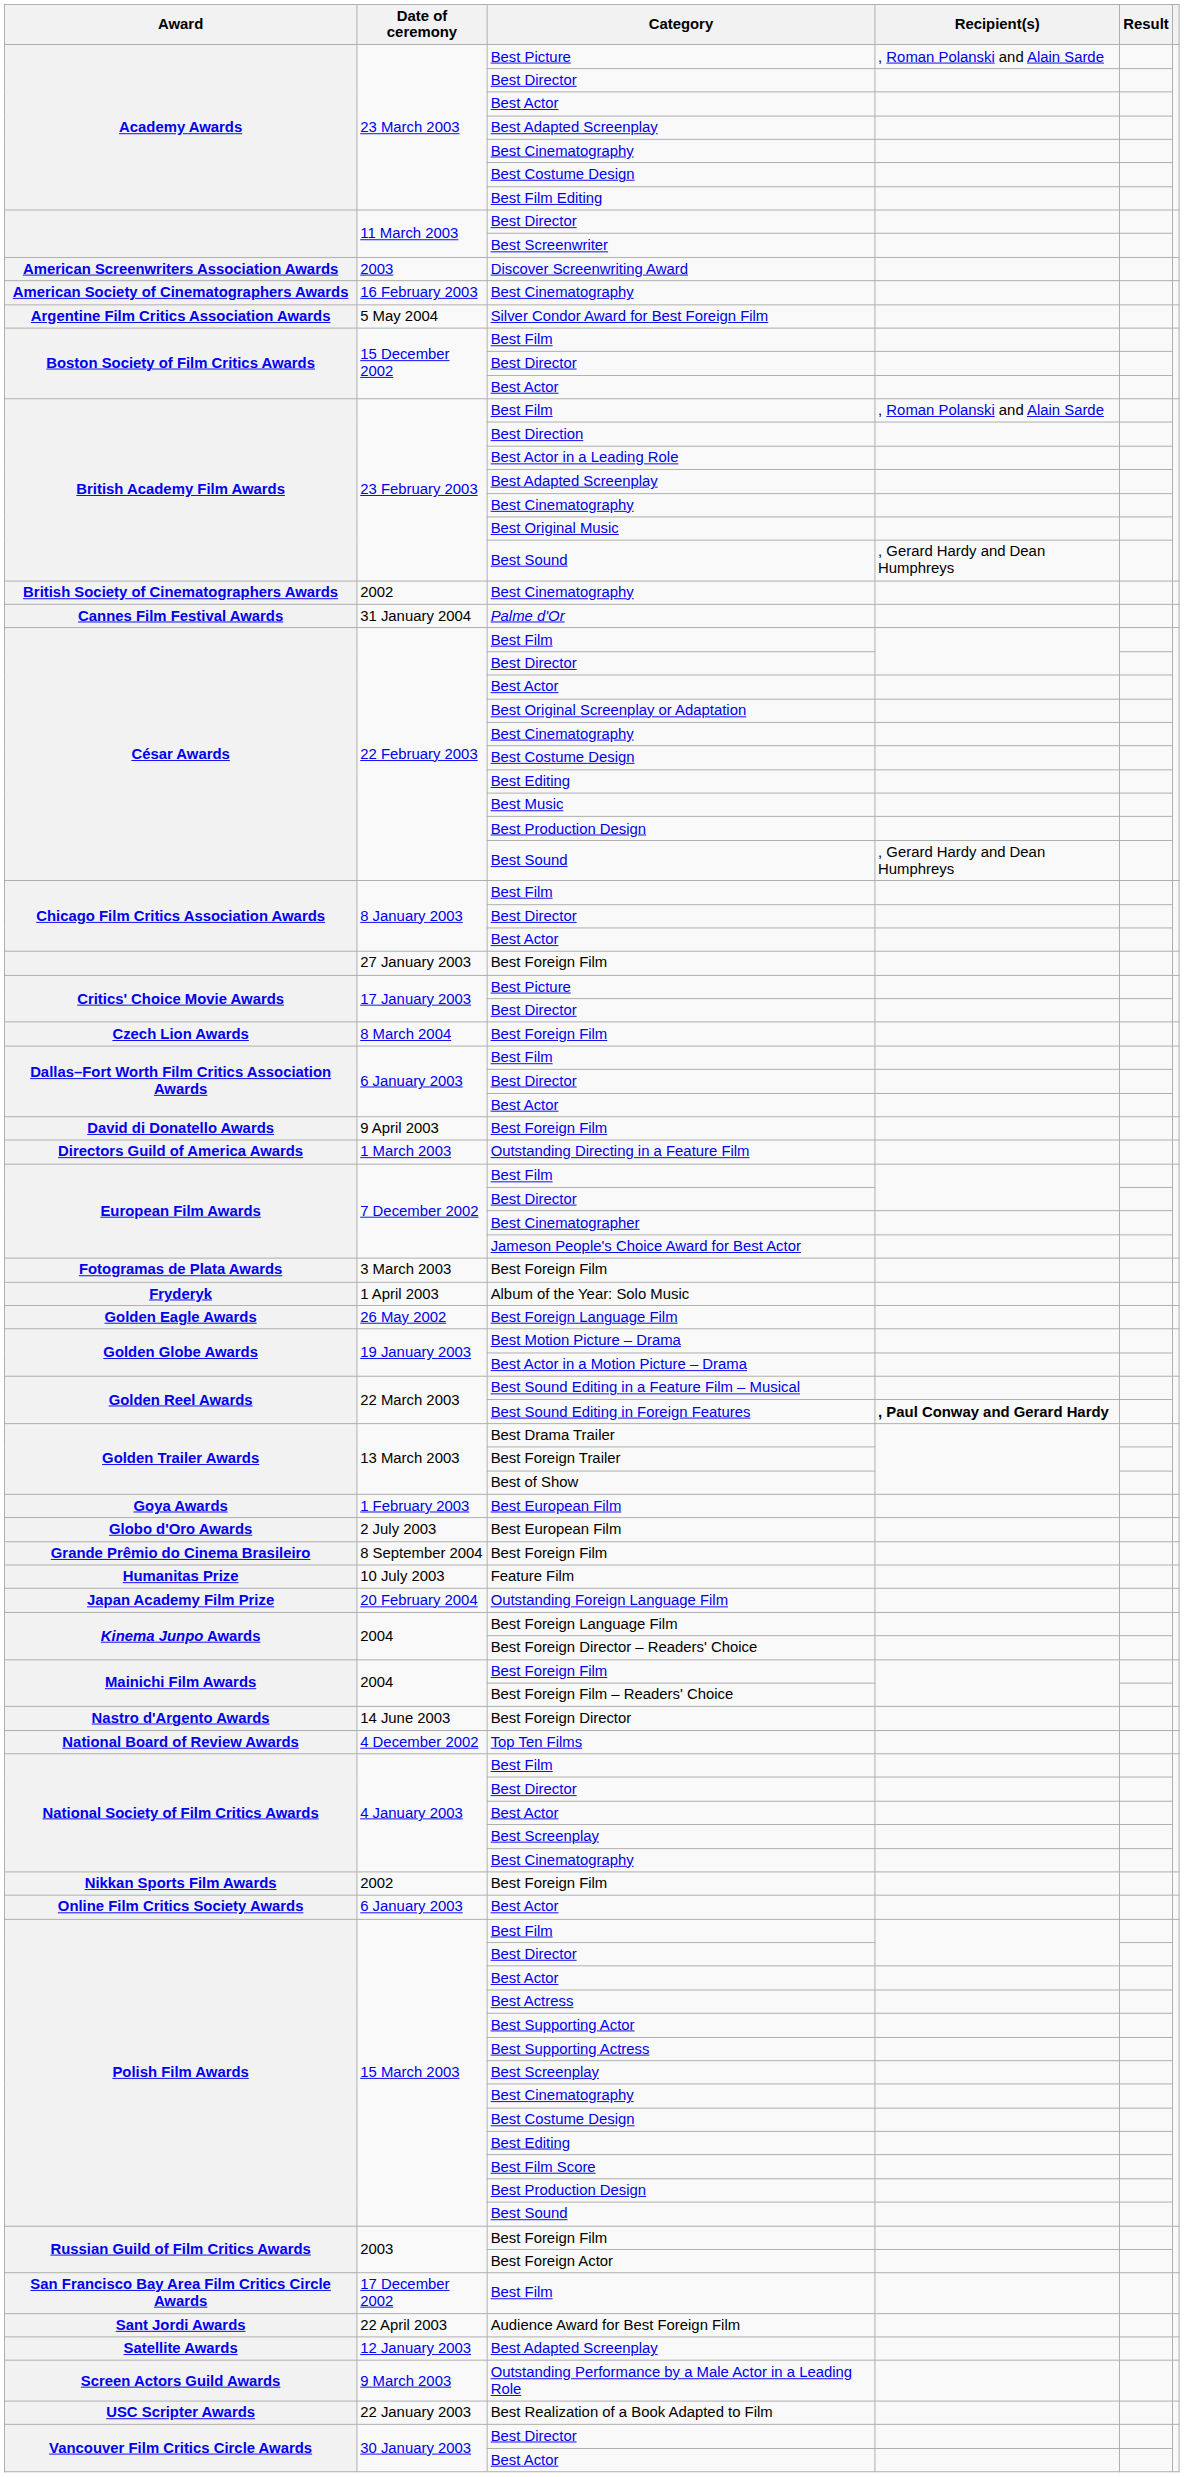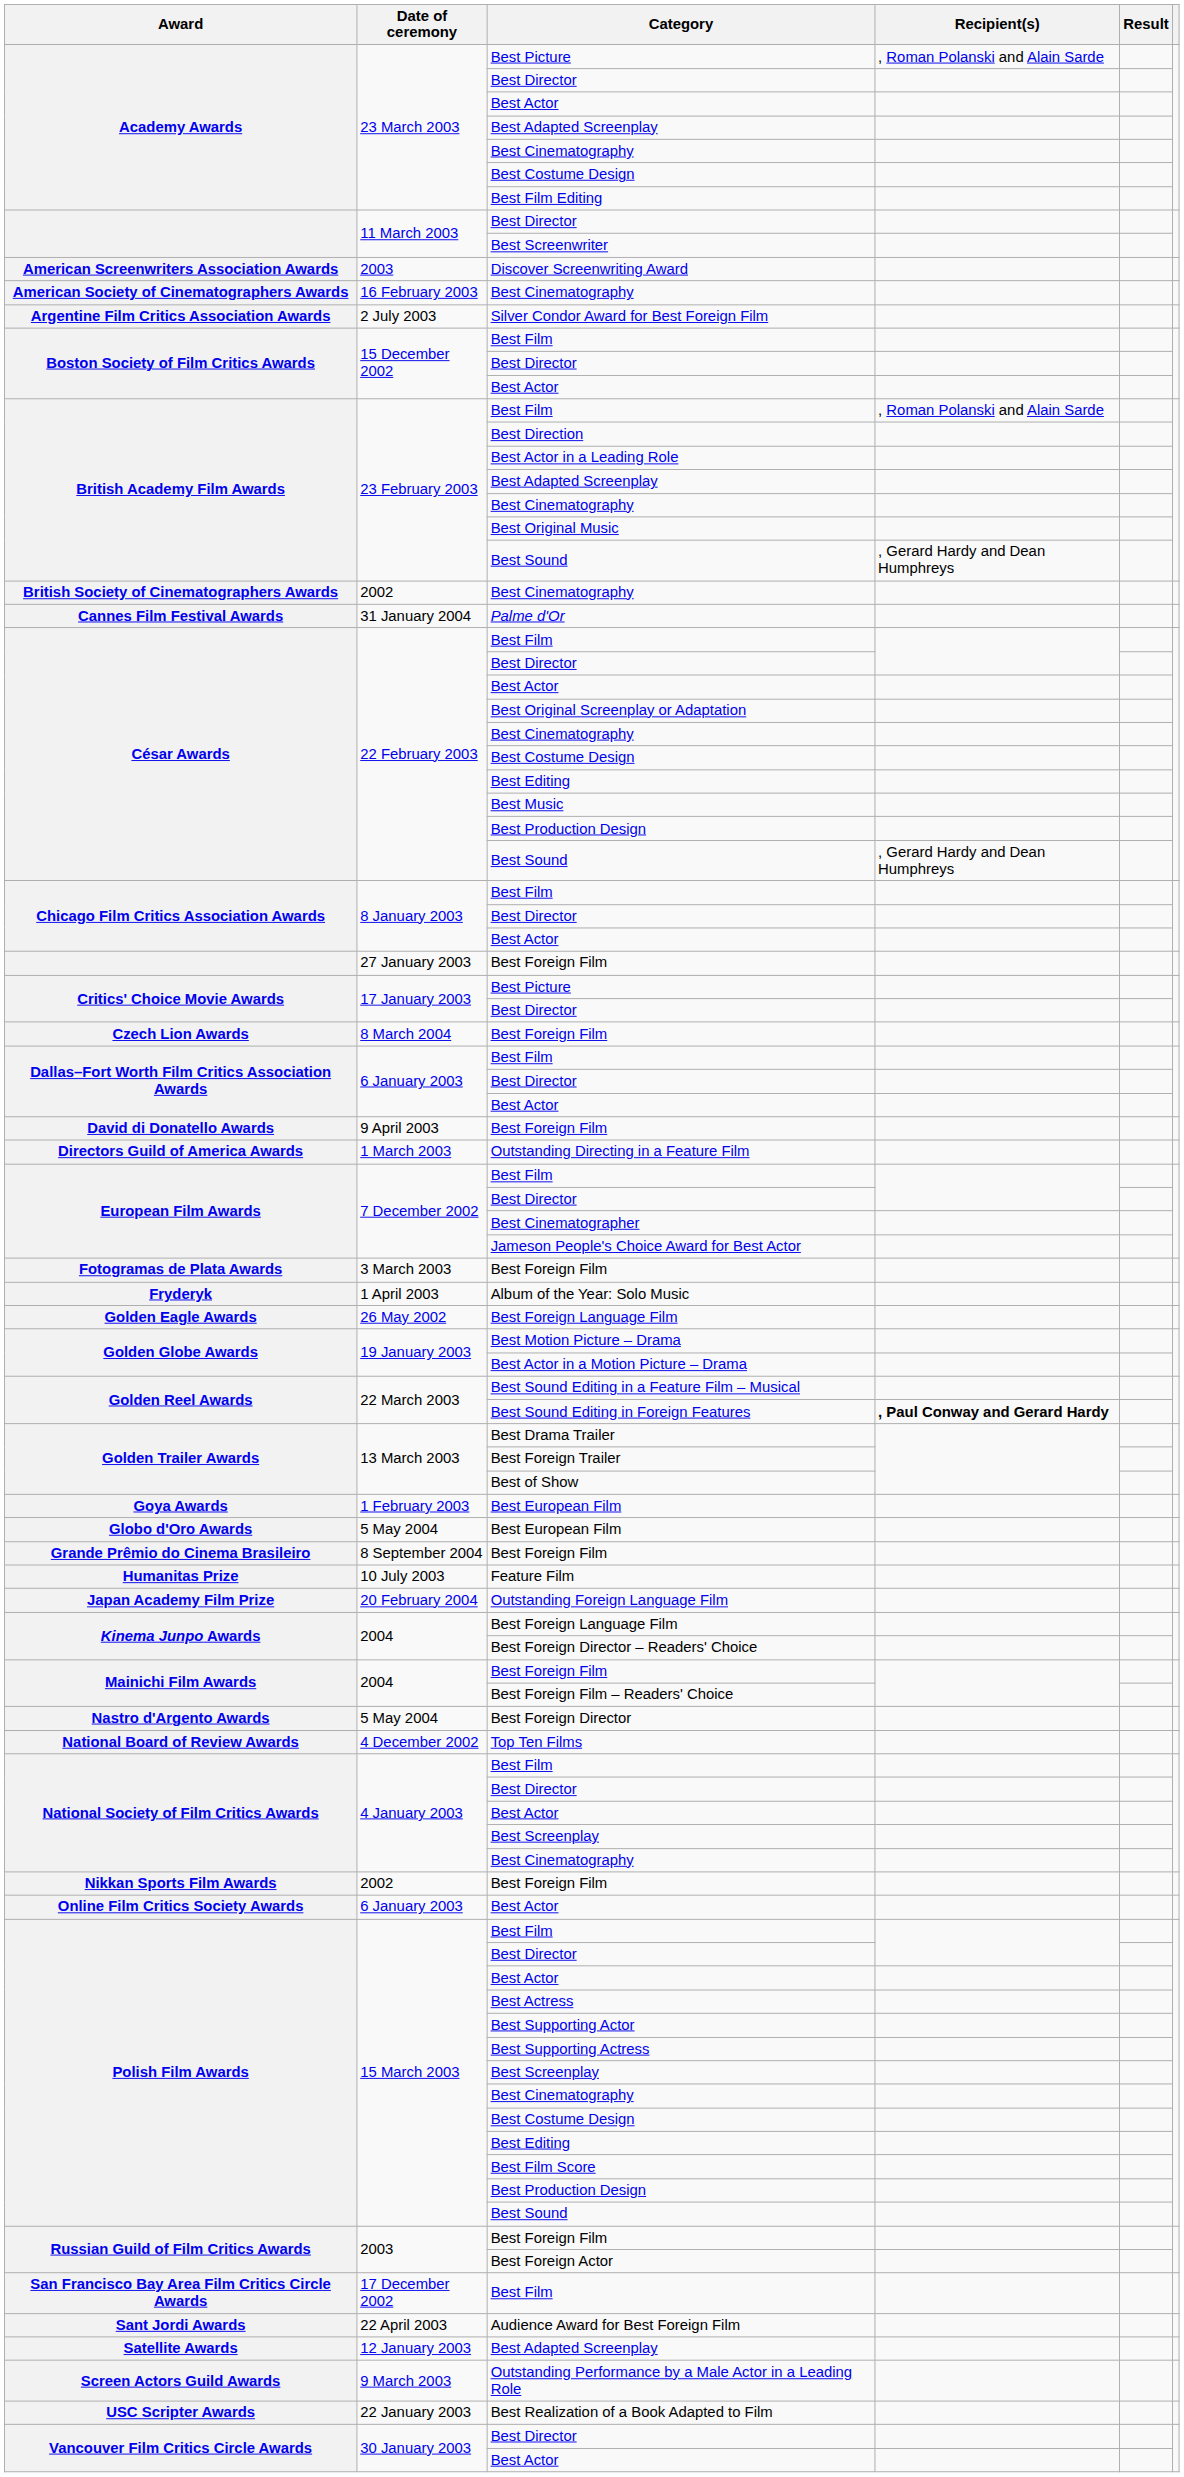(399, 316) 5 May 2004 -> (398, 316) 2 July 2003
(398, 1529) 2 July 2003 -> (399, 1529) 5 May 2004
(405, 1718) 14 June 2003 -> (399, 1718) 5 May 2004
